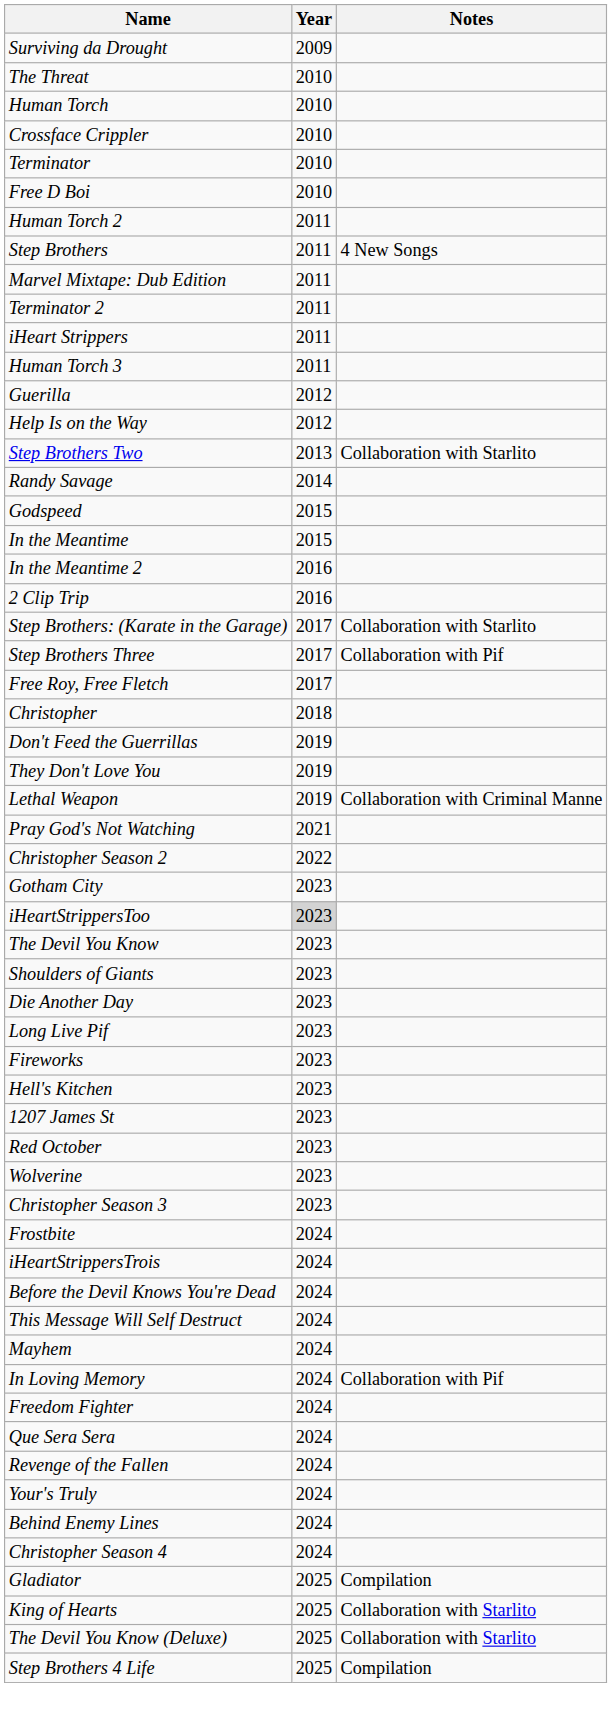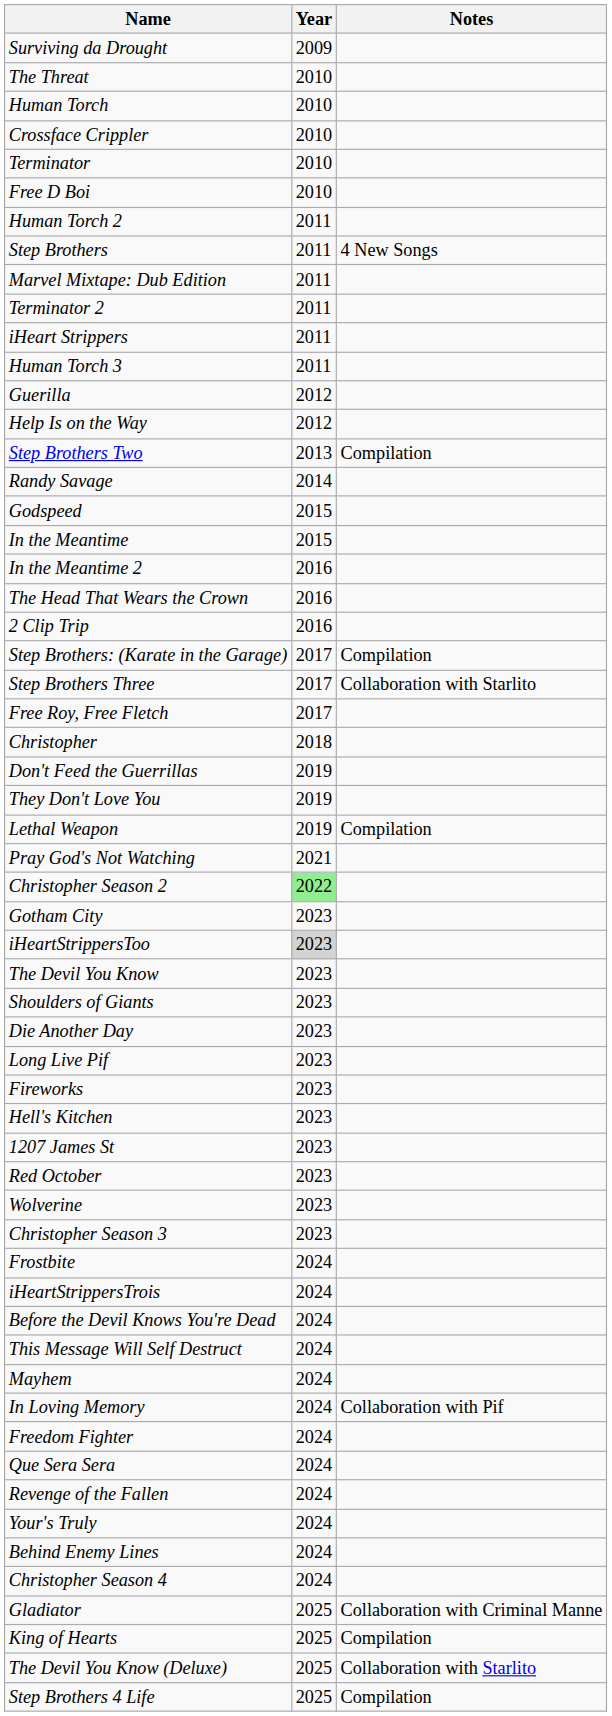(438, 452) Collaboration with Starlito -> (386, 452) Compilation
+ row: (128, 597)
(438, 626) Collaboration with Starlito -> (386, 655) Compilation
(422, 655) Collaboration with Pif -> (438, 684) Collaboration with Starlito
(471, 800) Collaboration with Criminal Manne -> (386, 828) Compilation
(314, 857) no background -> (314, 886) lightgreen background
(386, 1581) Compilation -> (471, 1609) Collaboration with Criminal Manne
(438, 1609) Collaboration with Starlito -> (386, 1638) Compilation
